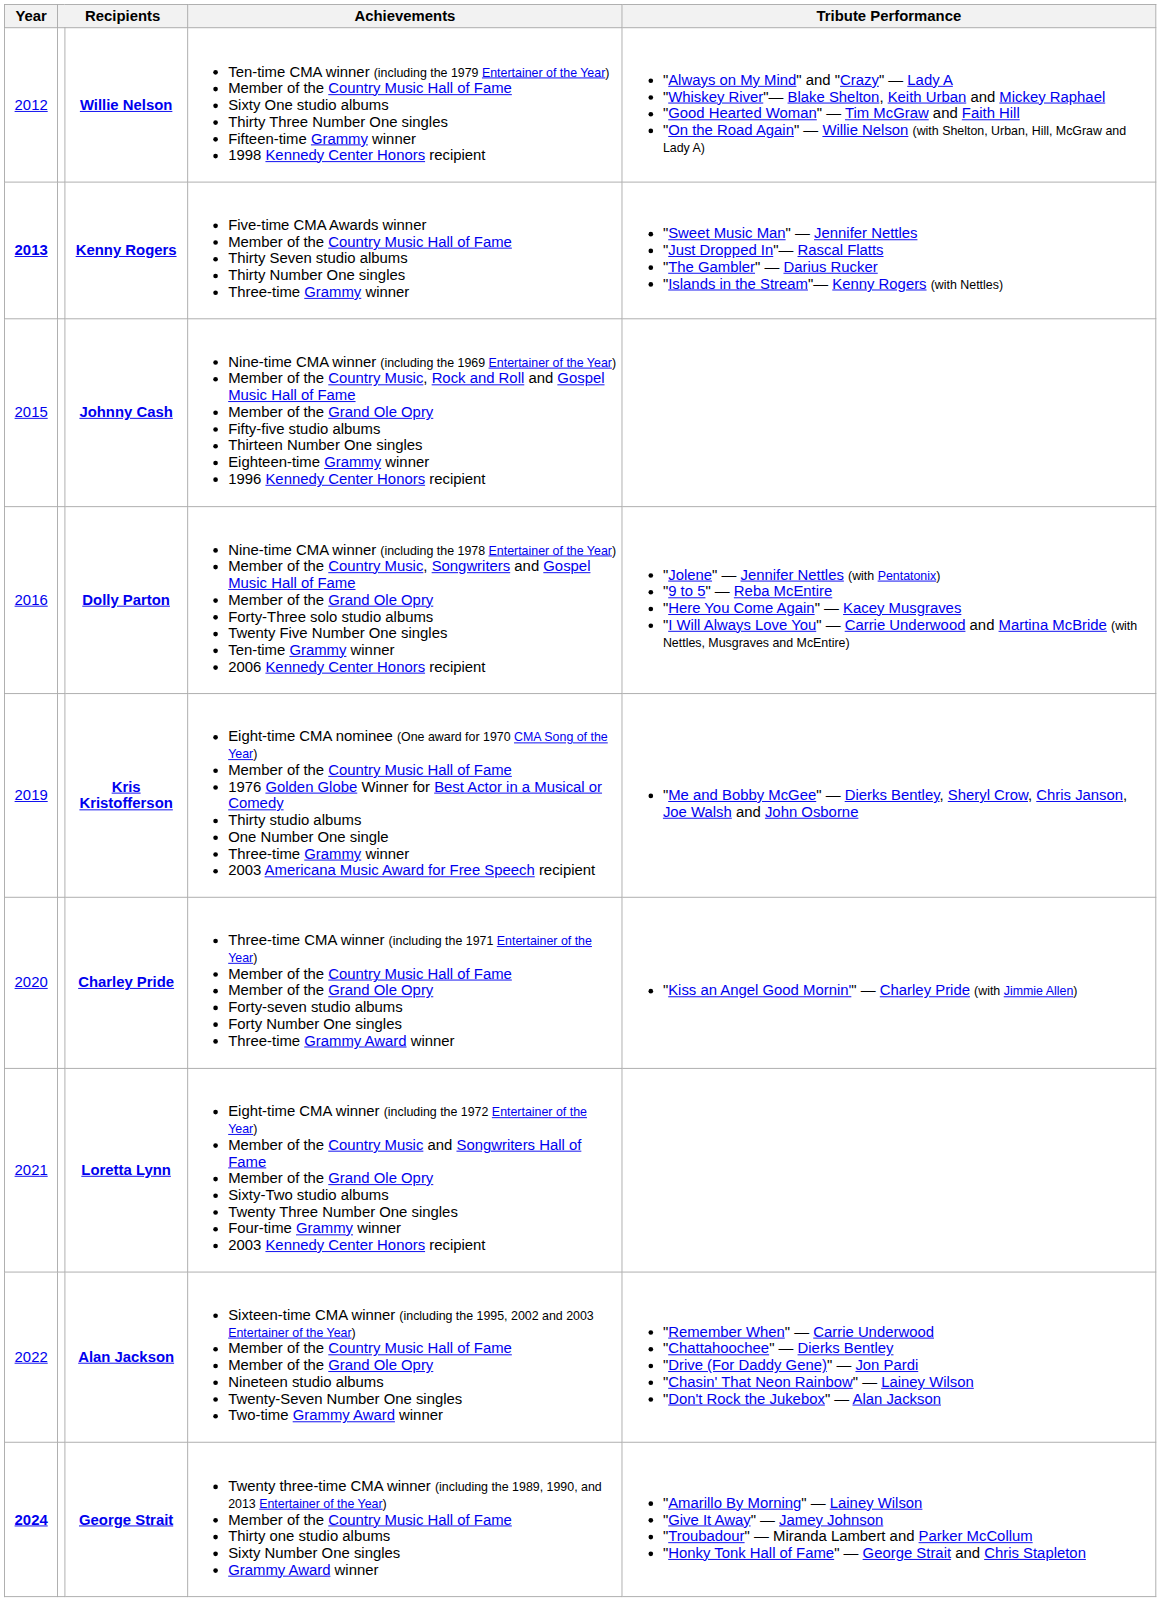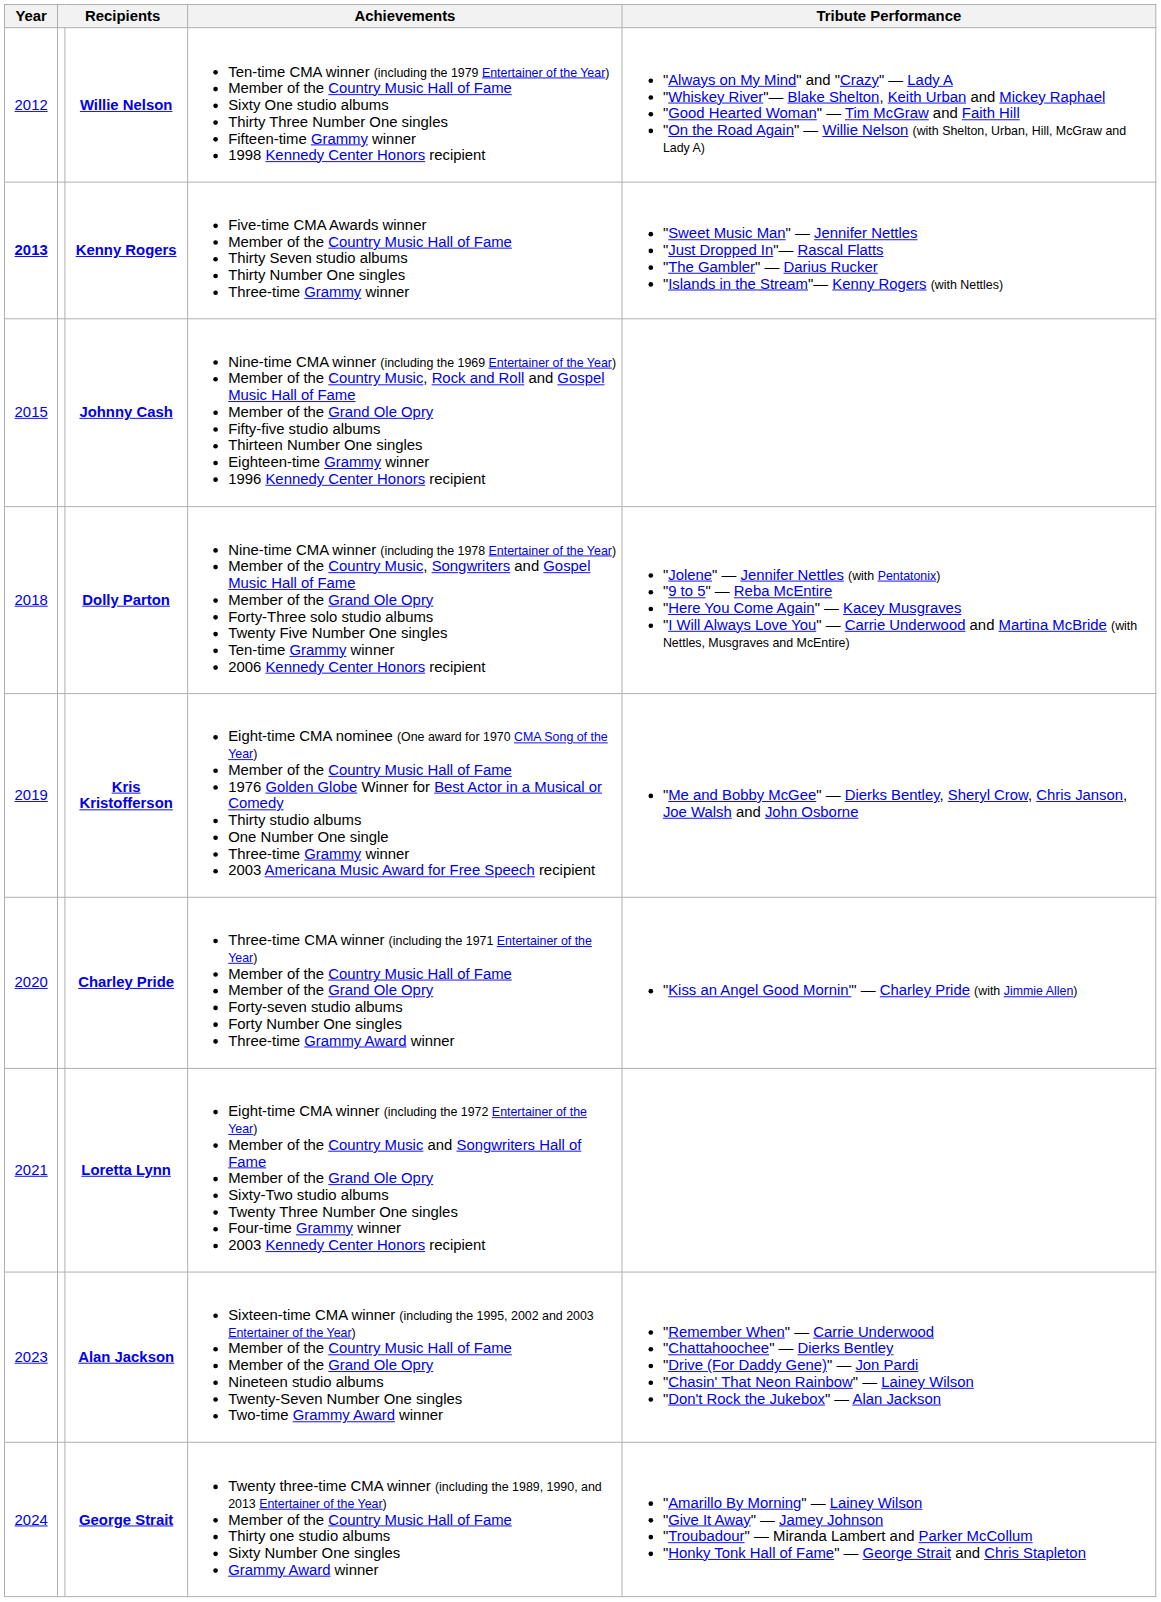(31, 599) 2016 -> (31, 599) 2018
(31, 1357) 2022 -> (31, 1357) 2023
(31, 1519) bold -> (31, 1519) normal
